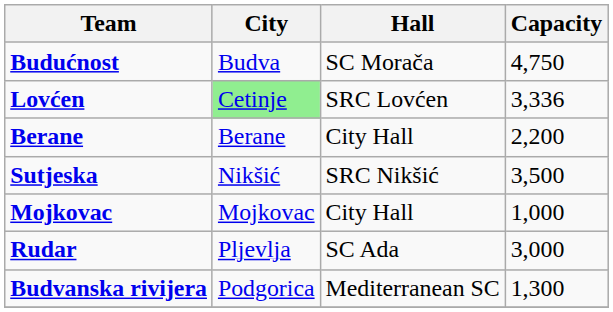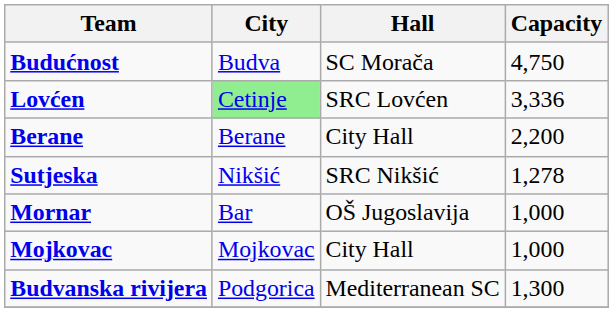(538, 174) 3,500 -> (538, 174) 1,278
+ row: (51, 212)
- row: (43, 250)
